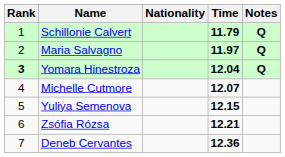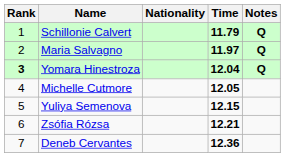(225, 87) 12.07 -> (225, 87) 12.05
